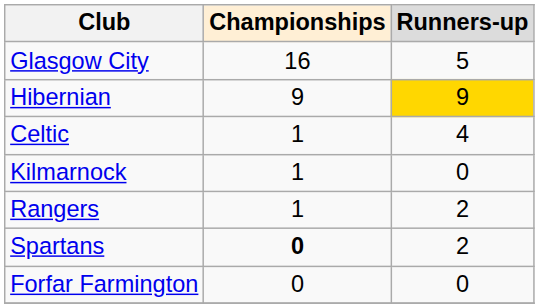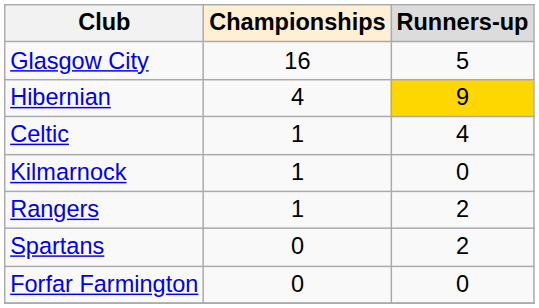(297, 97) 9 -> (297, 97) 4
(297, 246) bold -> (297, 246) normal
